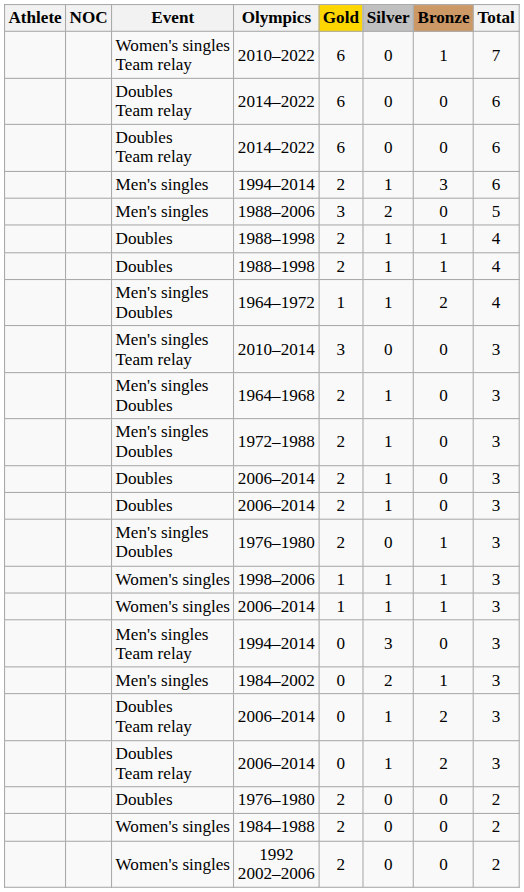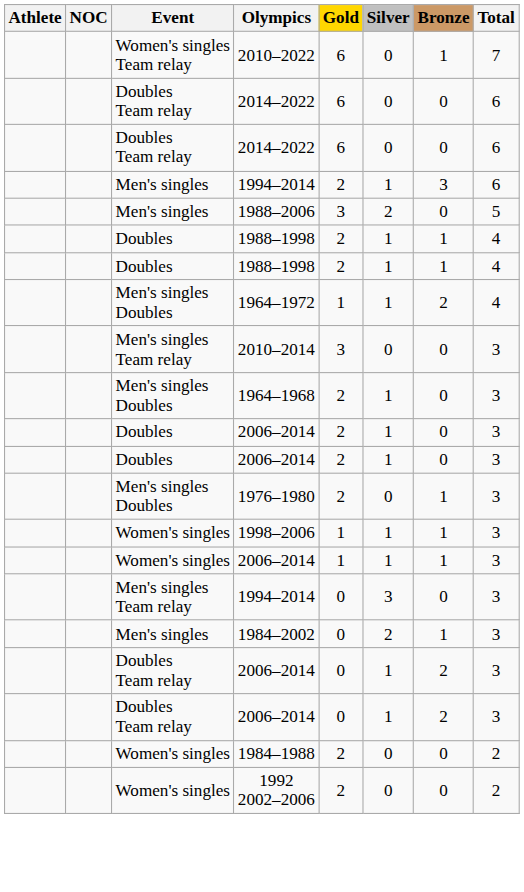- row: (162, 441)
- row: (144, 800)
